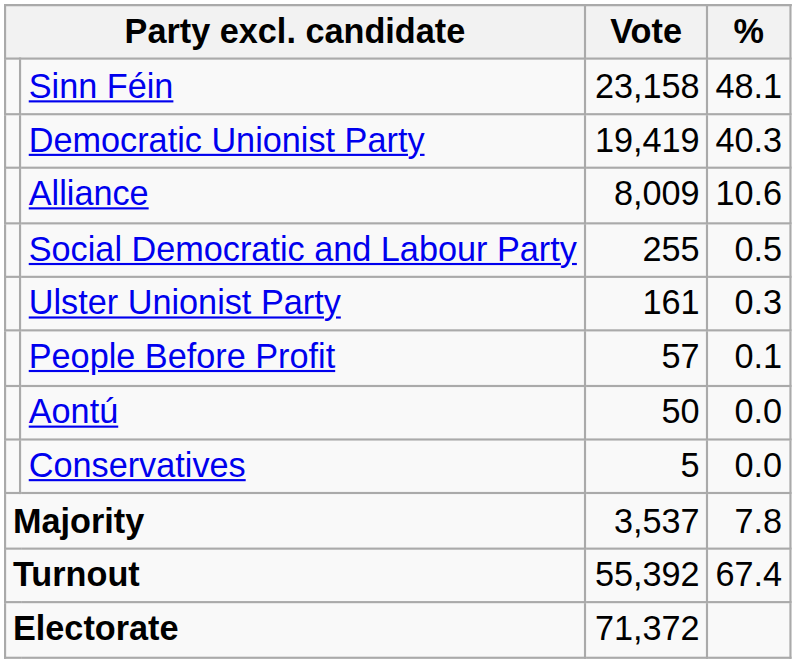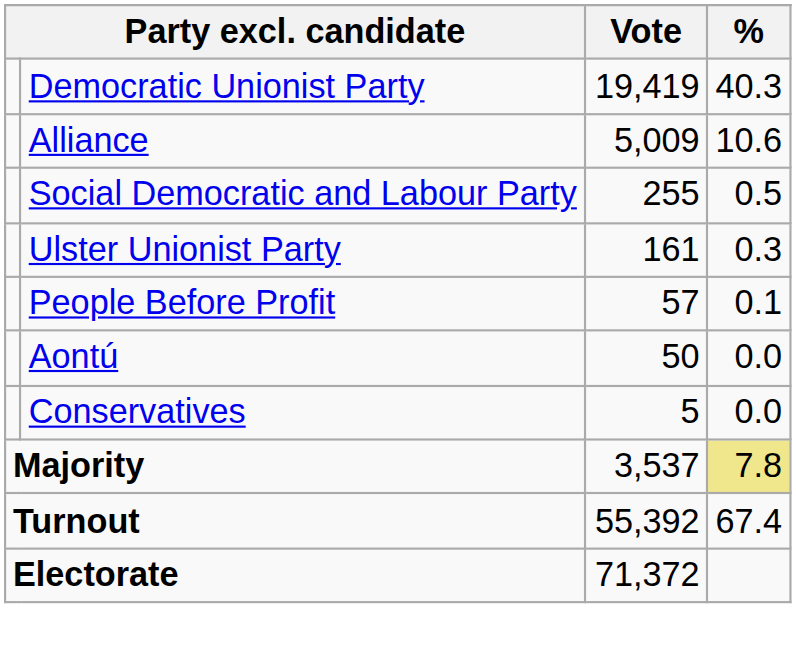- row: (101, 85)
(657, 194) 8,009 -> (657, 140) 5,009
(758, 520) no background -> (758, 466) khaki background
